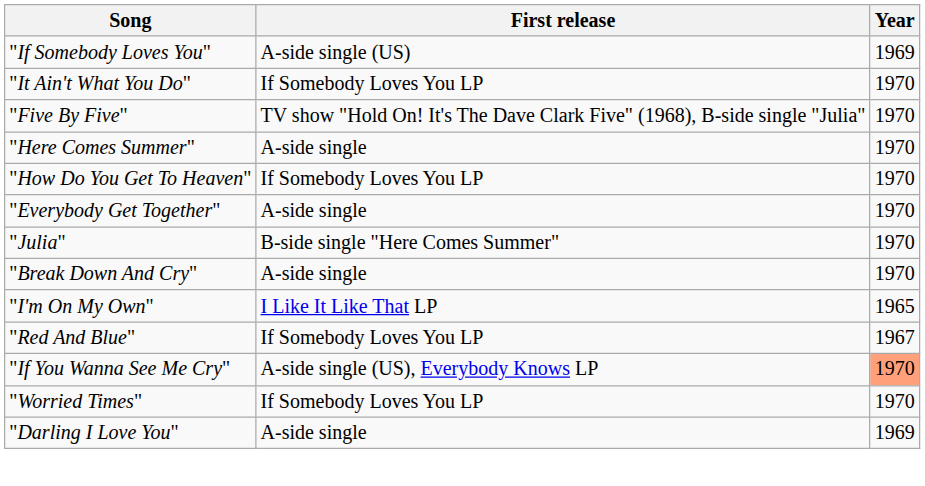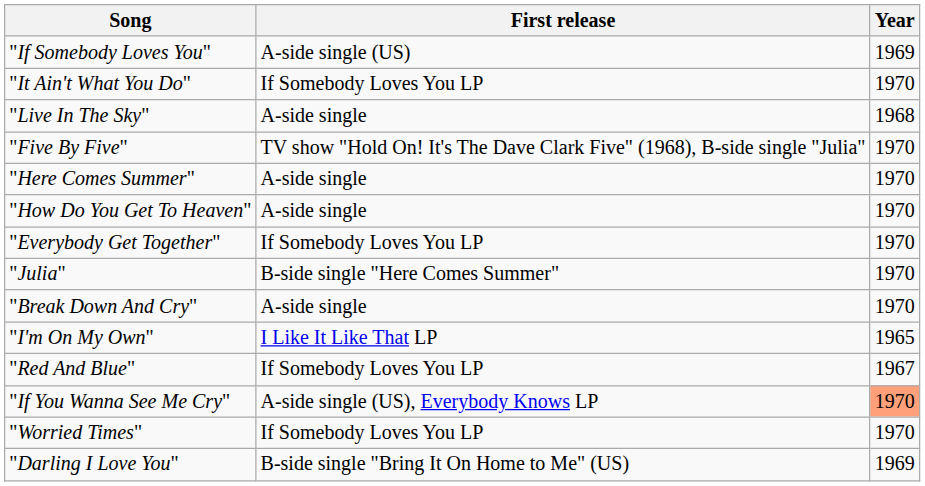+ row: (79, 115)
(372, 178) If Somebody Loves You LP -> (314, 210) A-side single
(314, 210) A-side single -> (372, 242) If Somebody Loves You LP
(314, 432) A-side single -> (445, 464) B-side single "Bring It On Home to Me" (US)
